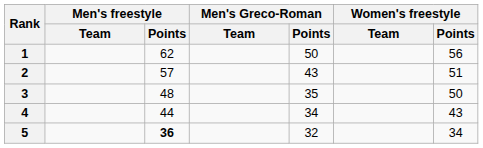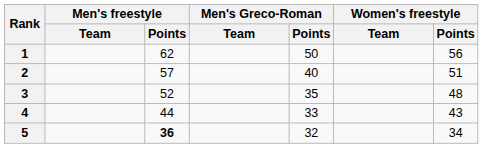(311, 73) 43 -> (311, 73) 40
(167, 93) 48 -> (167, 93) 52
(456, 93) 50 -> (456, 93) 48
(311, 113) 34 -> (311, 113) 33
